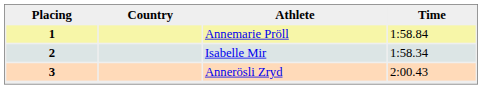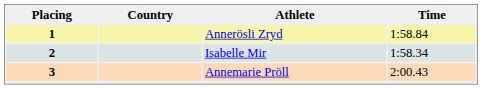(247, 34) Annemarie Pröll -> (244, 34) Annerösli Zryd
(244, 72) Annerösli Zryd -> (247, 72) Annemarie Pröll
